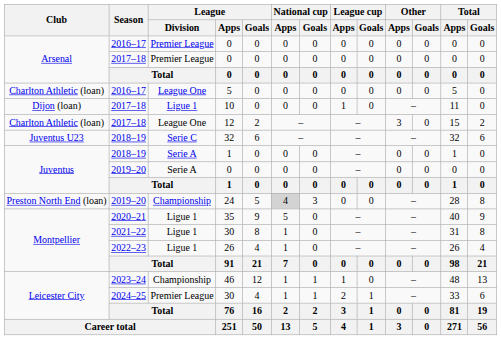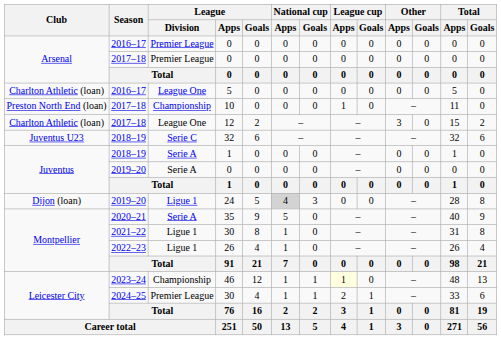(57, 106) Dijon (loan) -> (57, 106) Preston North End (loan)
(182, 106) Ligue 1 -> (182, 106) Championship
(57, 201) Preston North End (loan) -> (57, 201) Dijon (loan)
(182, 201) Championship -> (182, 201) Ligue 1
(182, 216) Ligue 1 -> (182, 216) Serie A
(343, 279) no background -> (343, 279) lightyellow background
